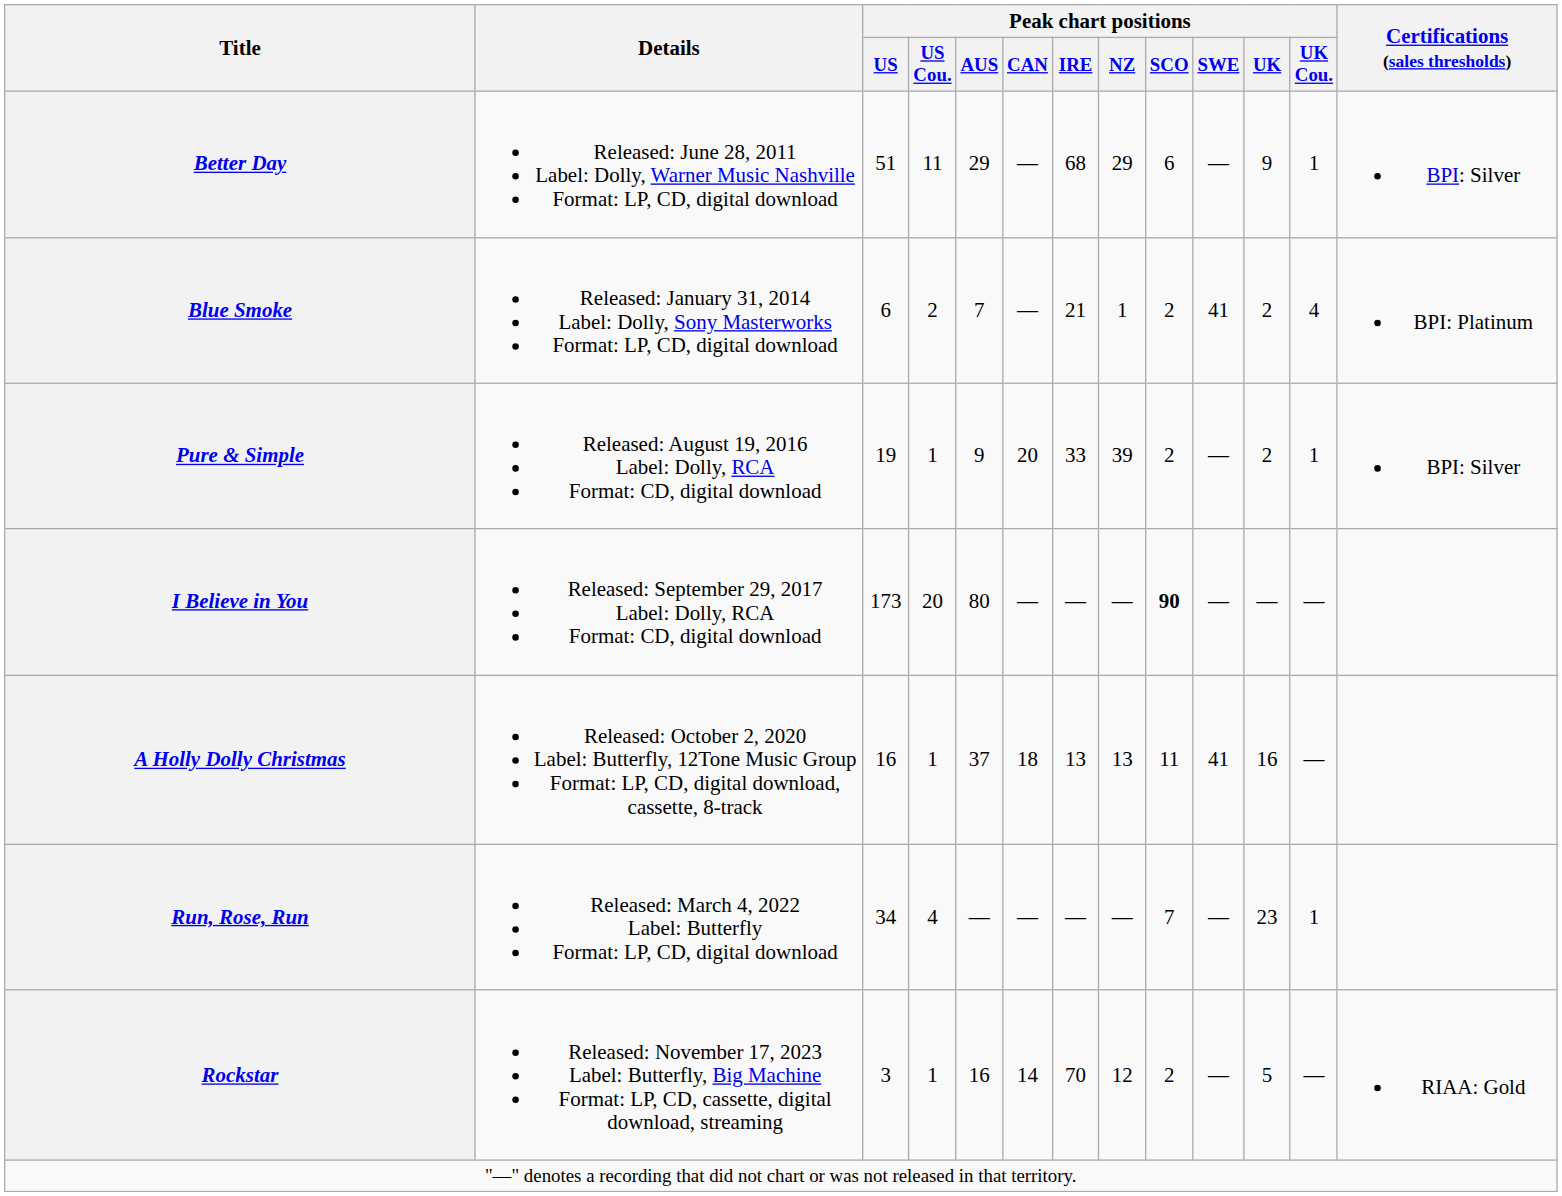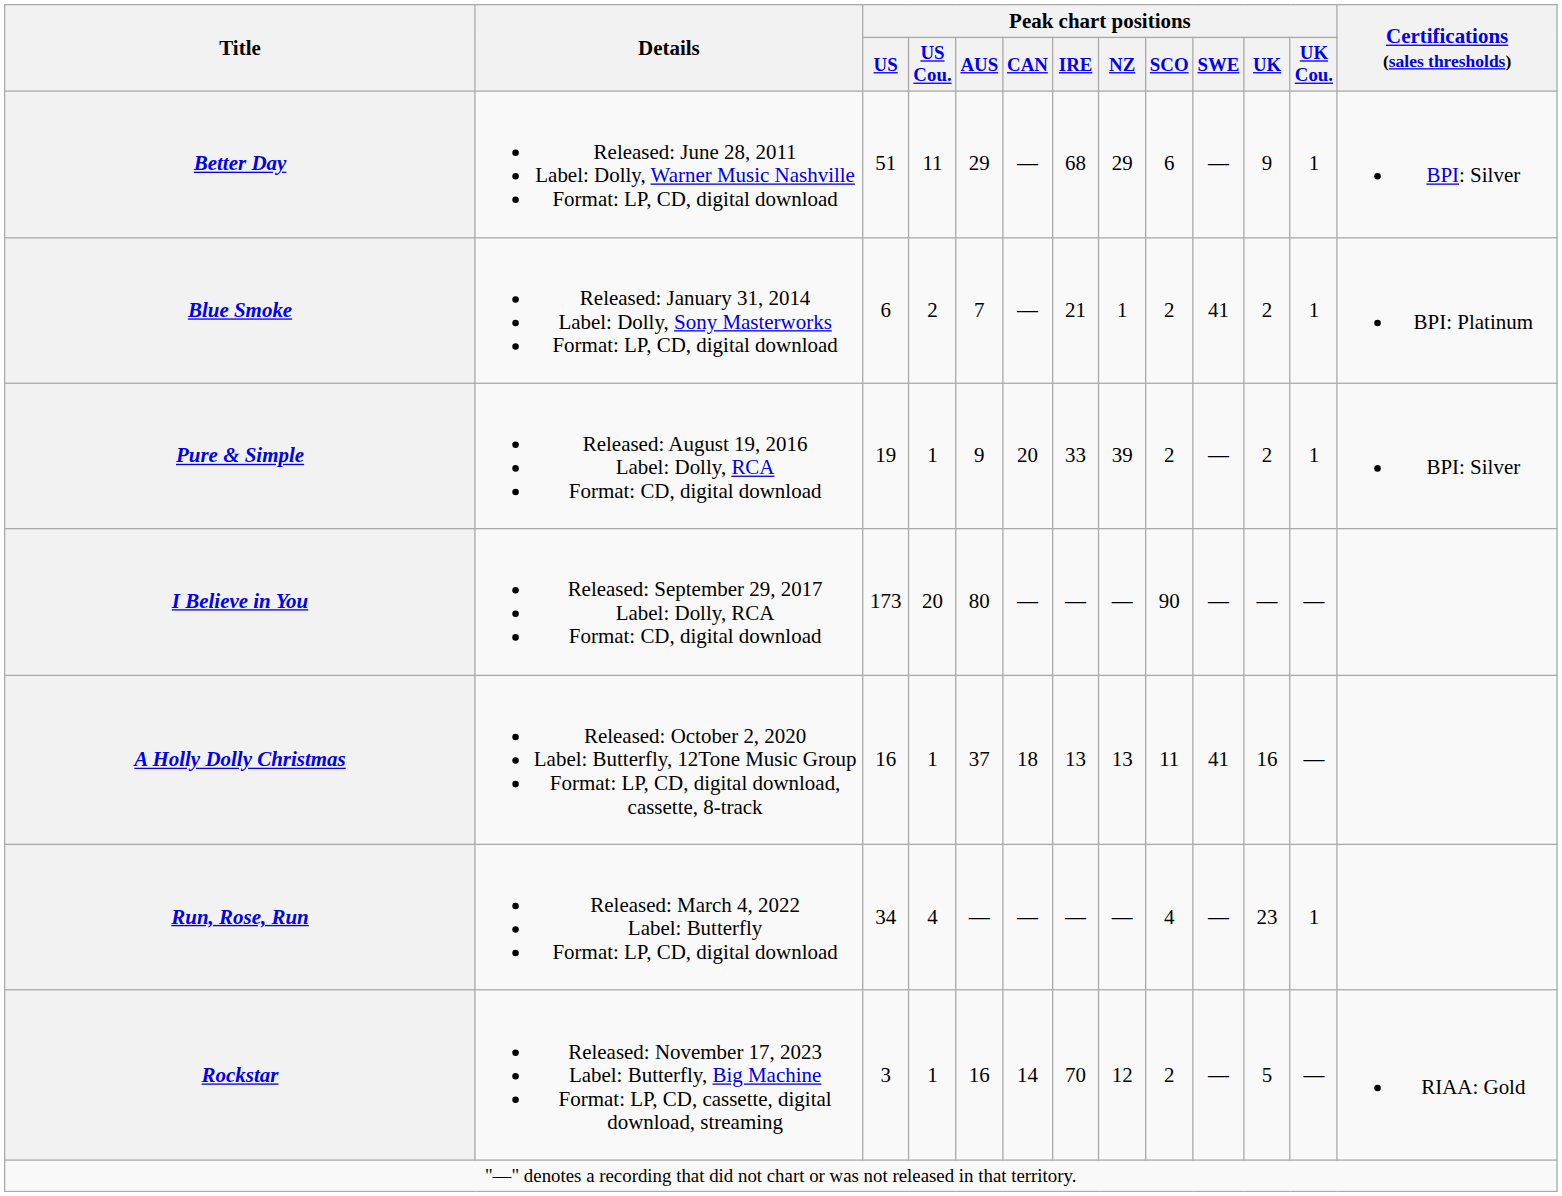(1314, 309) 4 -> (1314, 309) 1
(1169, 601) bold -> (1169, 601) normal
(1169, 917) 7 -> (1169, 917) 4
